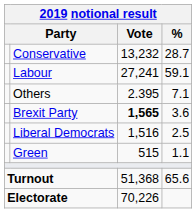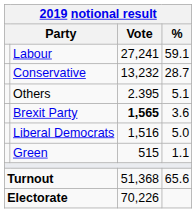rows swapped: (32, 73) <-> (49, 53)
(180, 93) 7.1 -> (180, 93) 5.1
(180, 133) 2.5 -> (180, 133) 5.0
